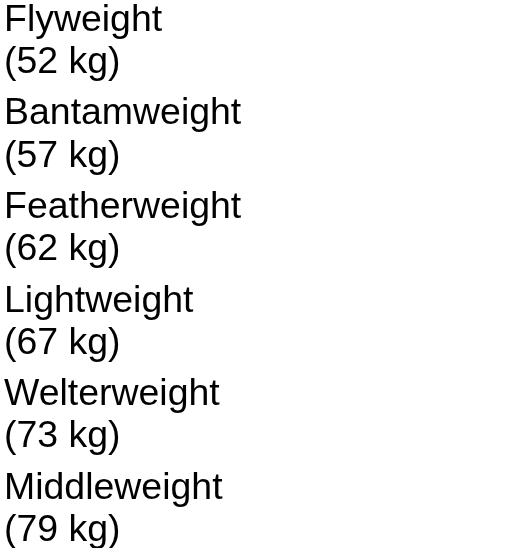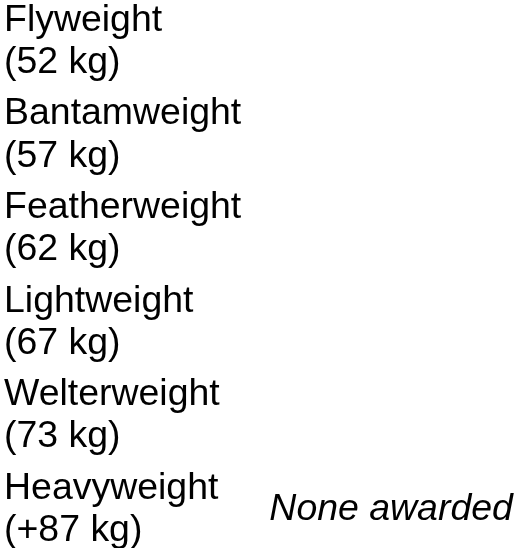- row: (113, 507)
+ row: (111, 507)
